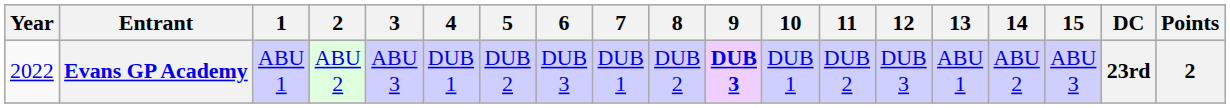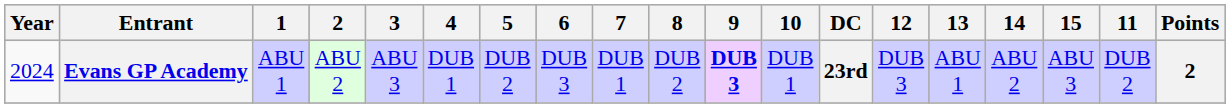columns swapped: (847, 22) <-> (1129, 22)
(32, 71) 2022 -> (32, 71) 2024
